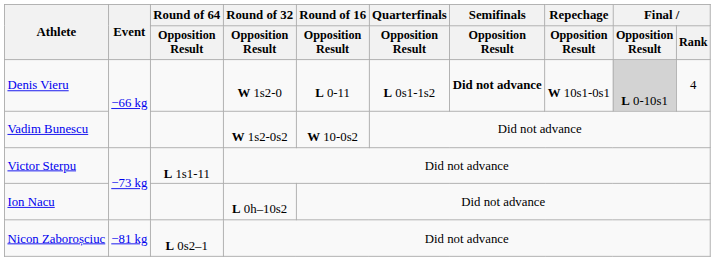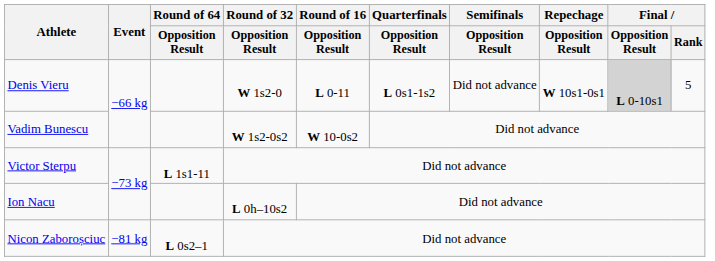(497, 85) bold -> (495, 85) normal
(693, 85) 4 -> (688, 85) 5
